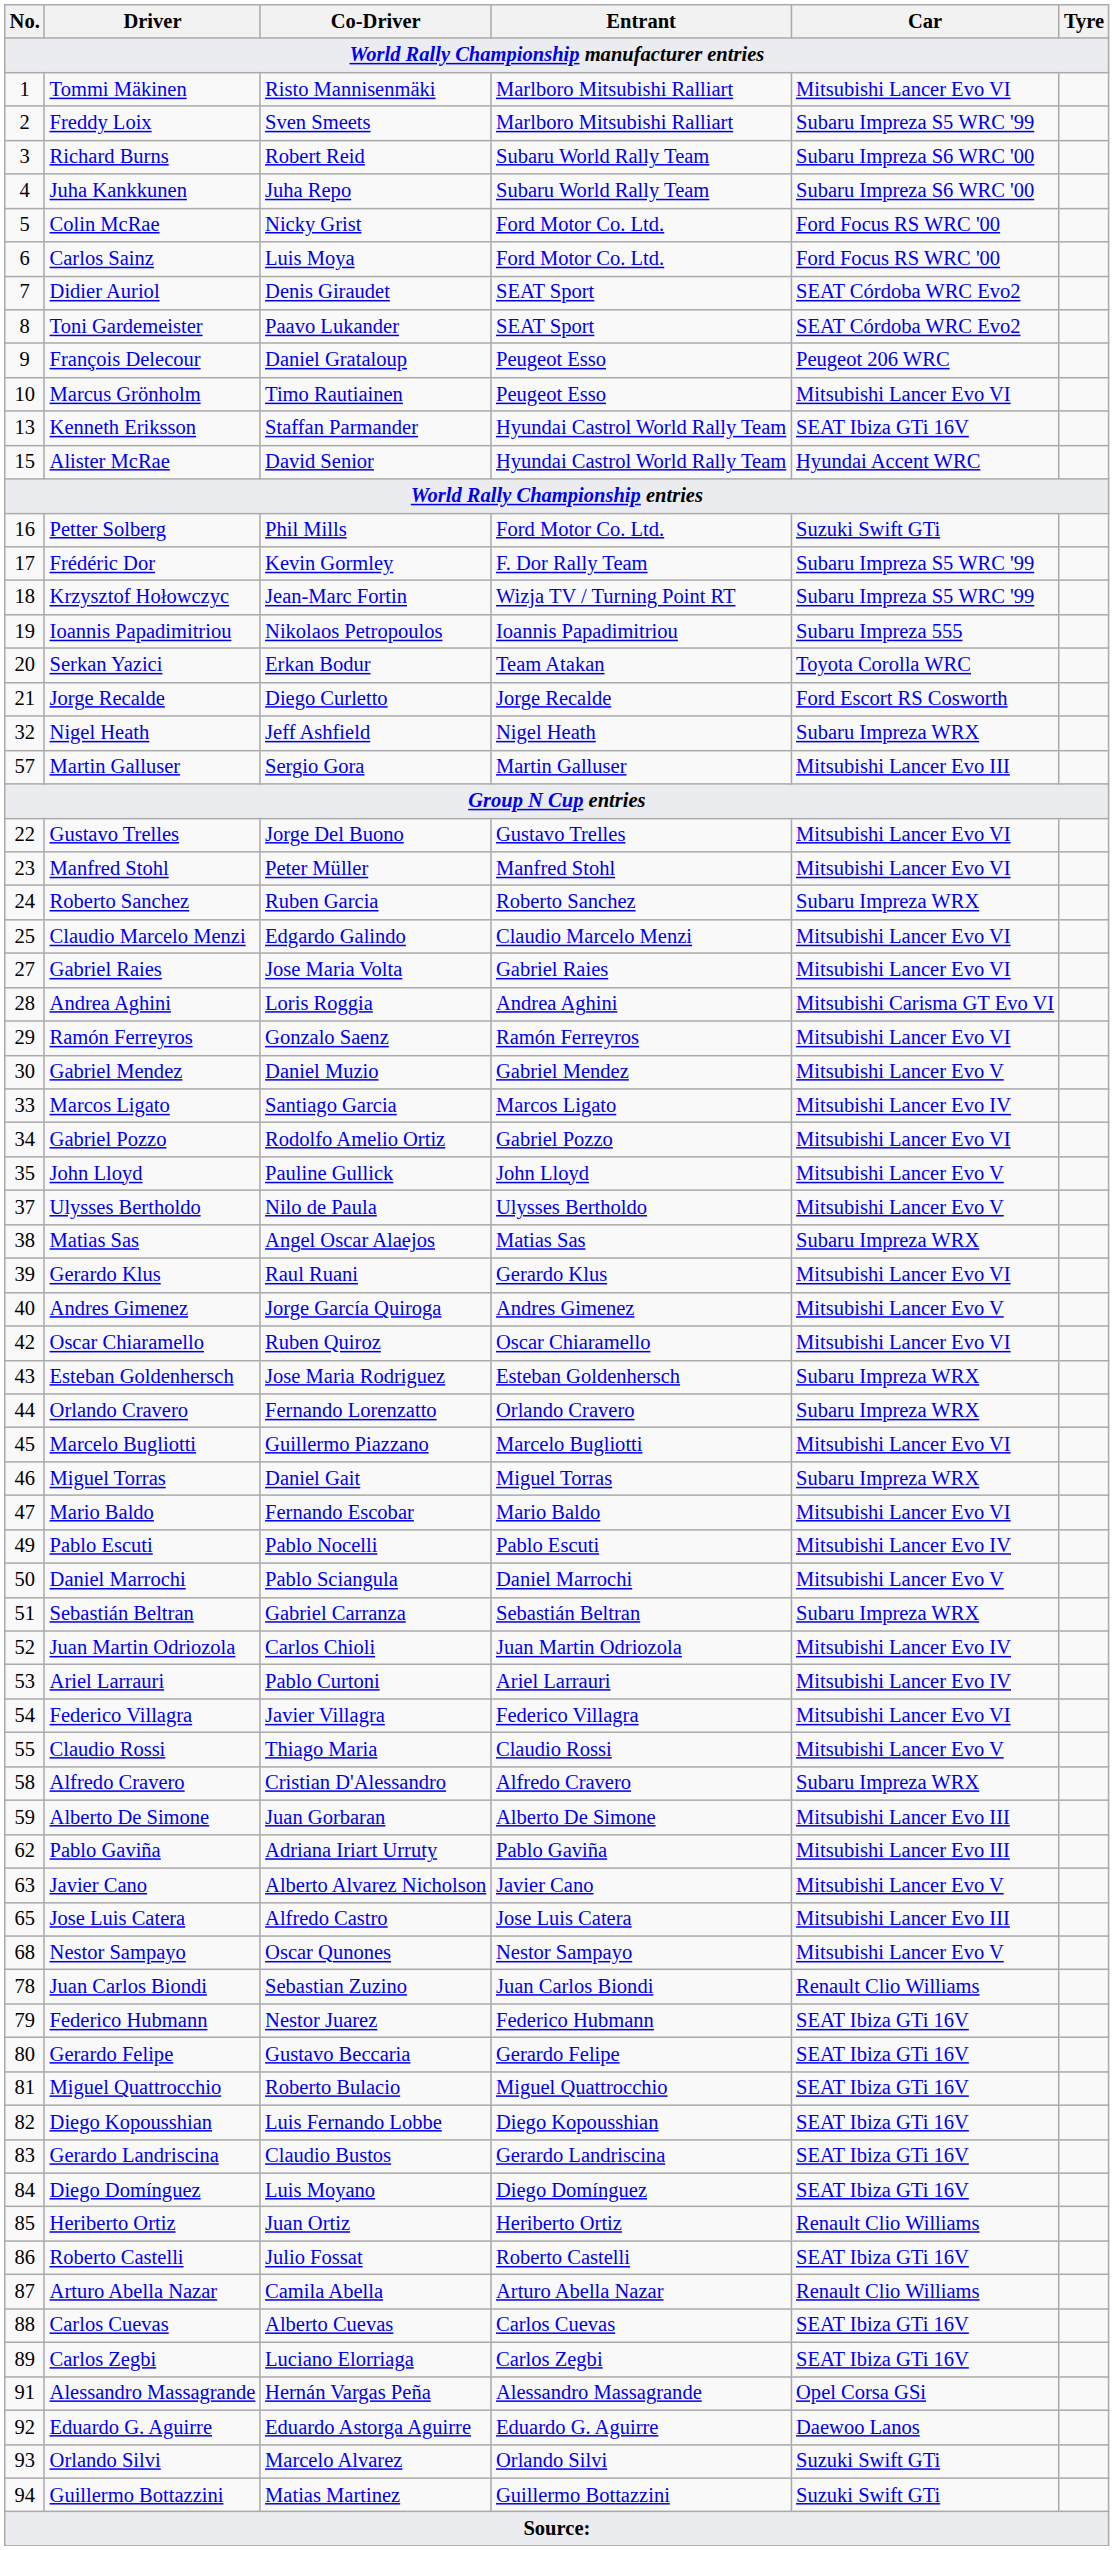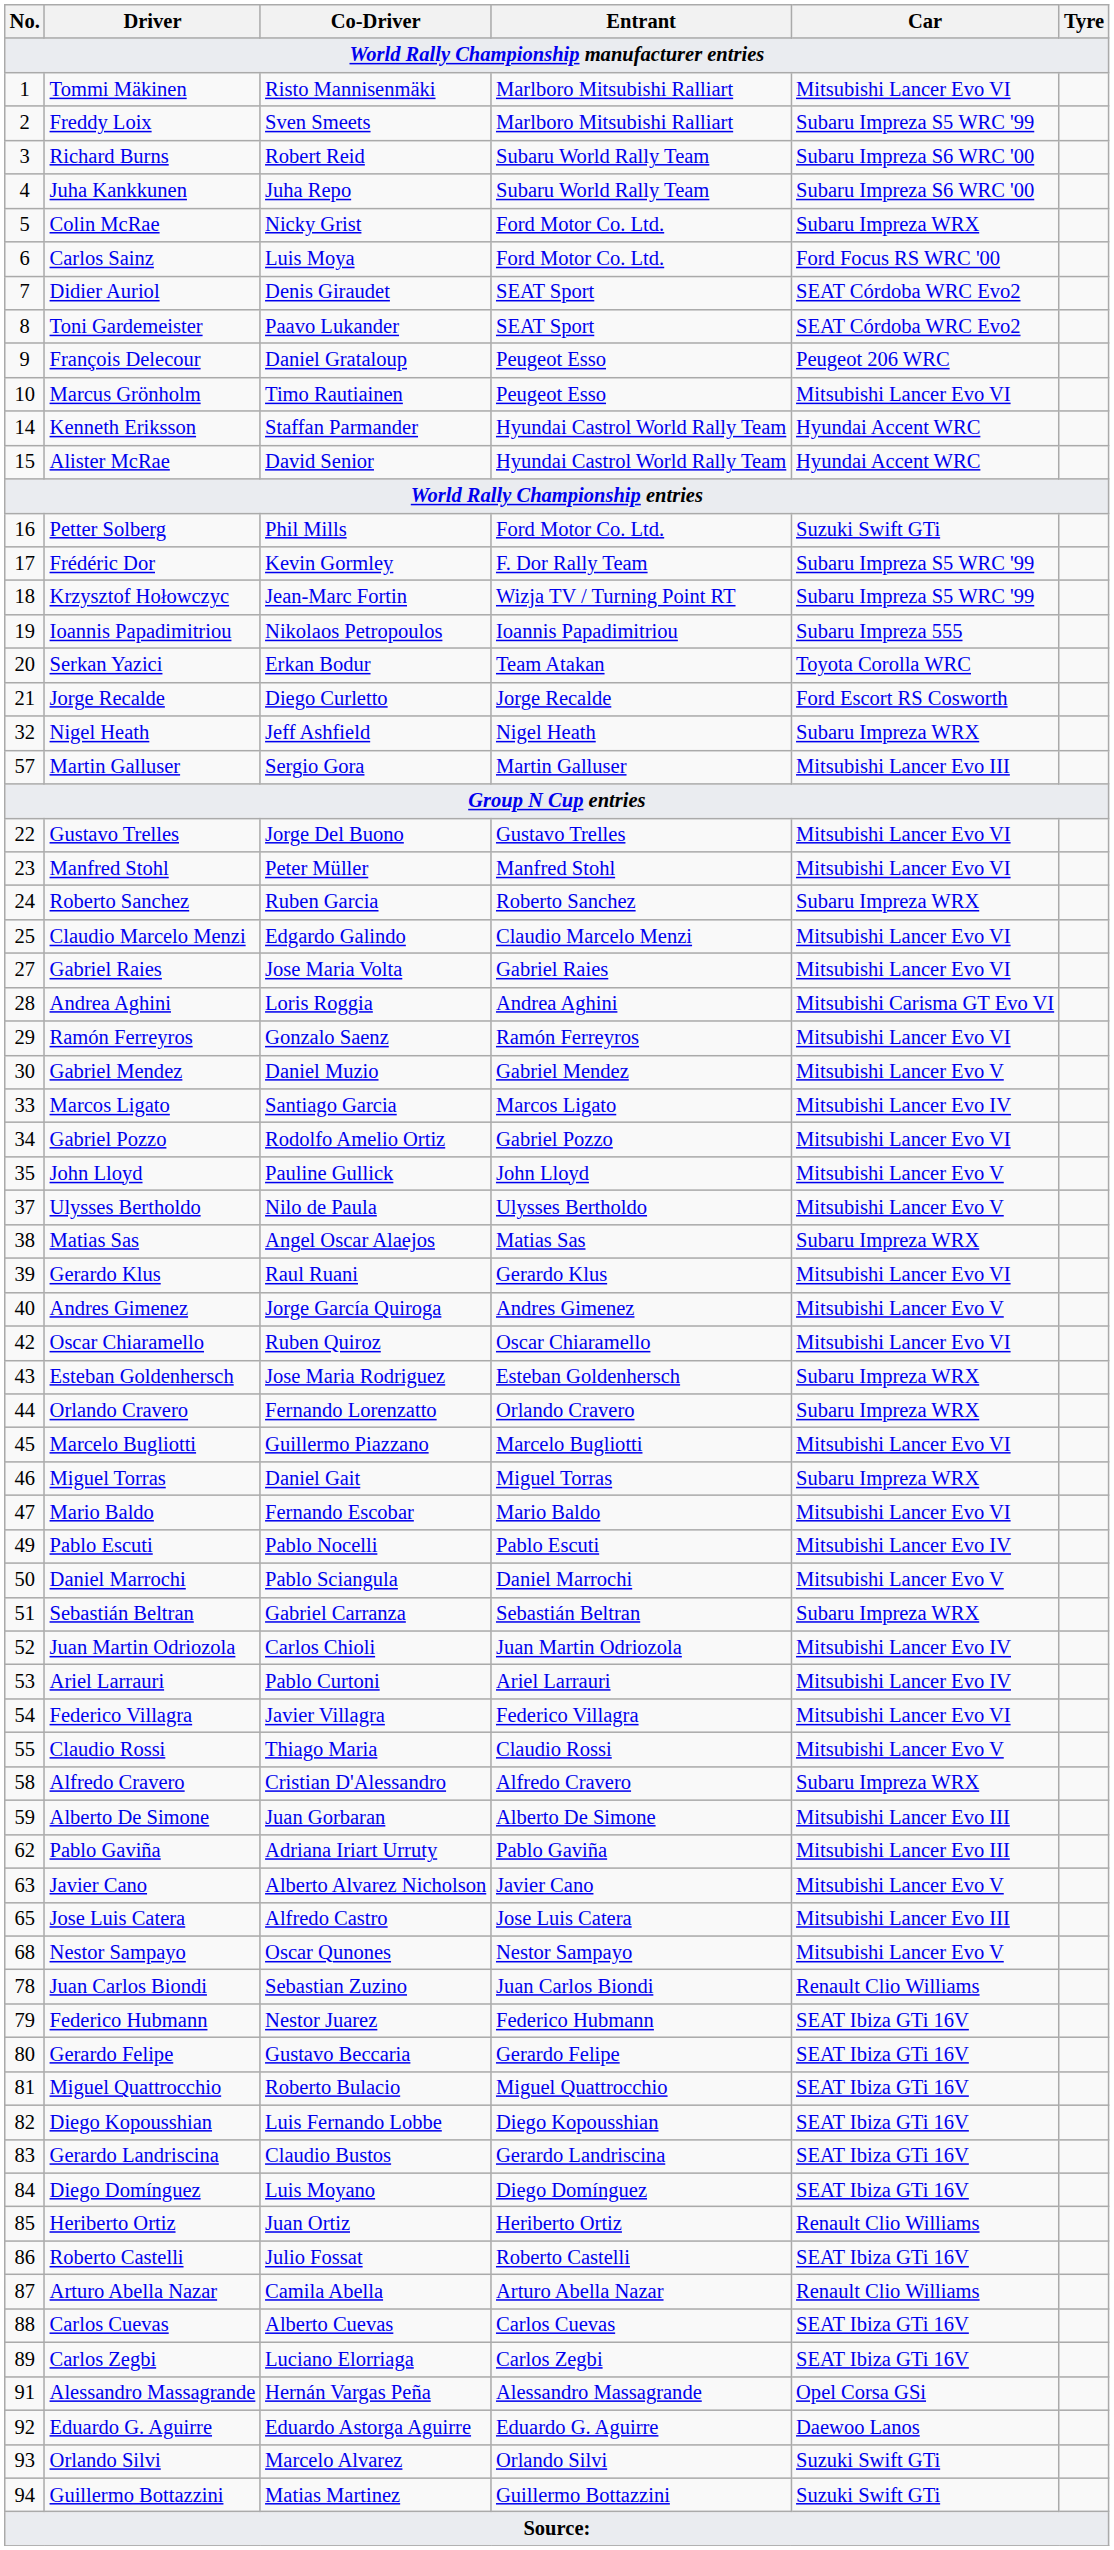(898, 224) Ford Focus RS WRC '00 -> (888, 224) Subaru Impreza WRX
(25, 427) 13 -> (25, 427) 14
(882, 427) SEAT Ibiza GTi 16V -> (888, 427) Hyundai Accent WRC
